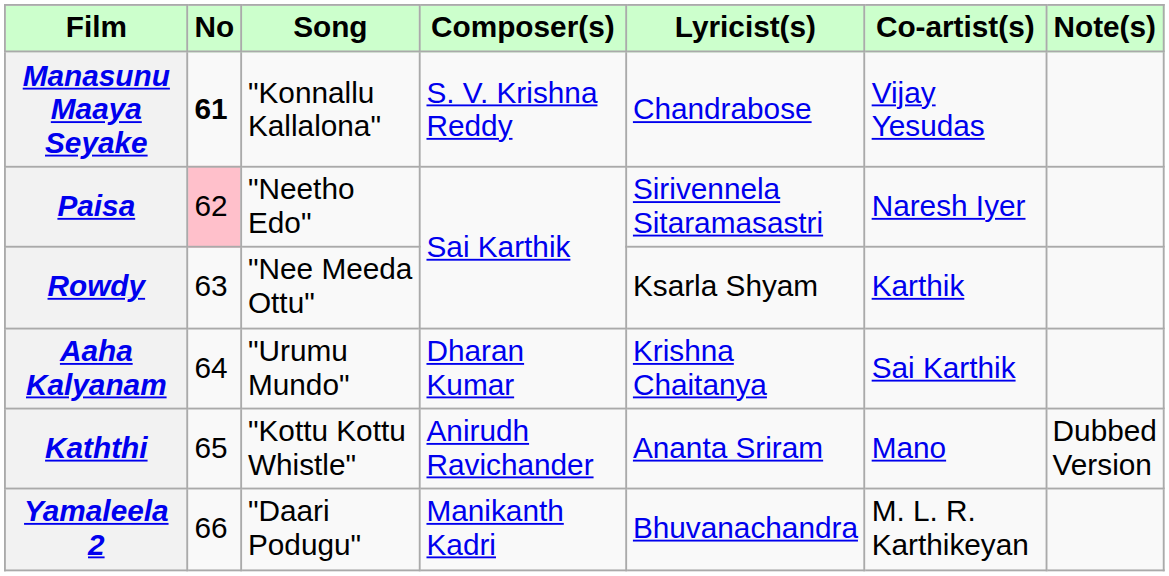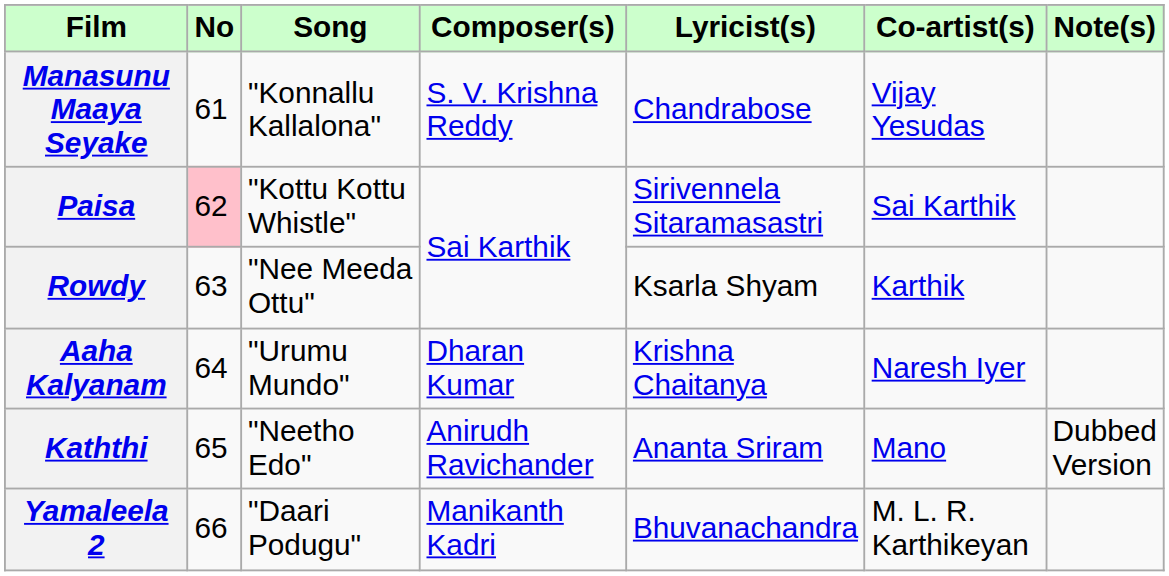(211, 108) bold -> (211, 108) normal
(301, 206) "Neetho Edo" -> (327, 206) "Kottu Kottu Whistle"
(949, 206) Naresh Iyer -> (944, 206) Sai Karthik
(944, 367) Sai Karthik -> (949, 367) Naresh Iyer
(327, 448) "Kottu Kottu Whistle" -> (301, 448) "Neetho Edo"
